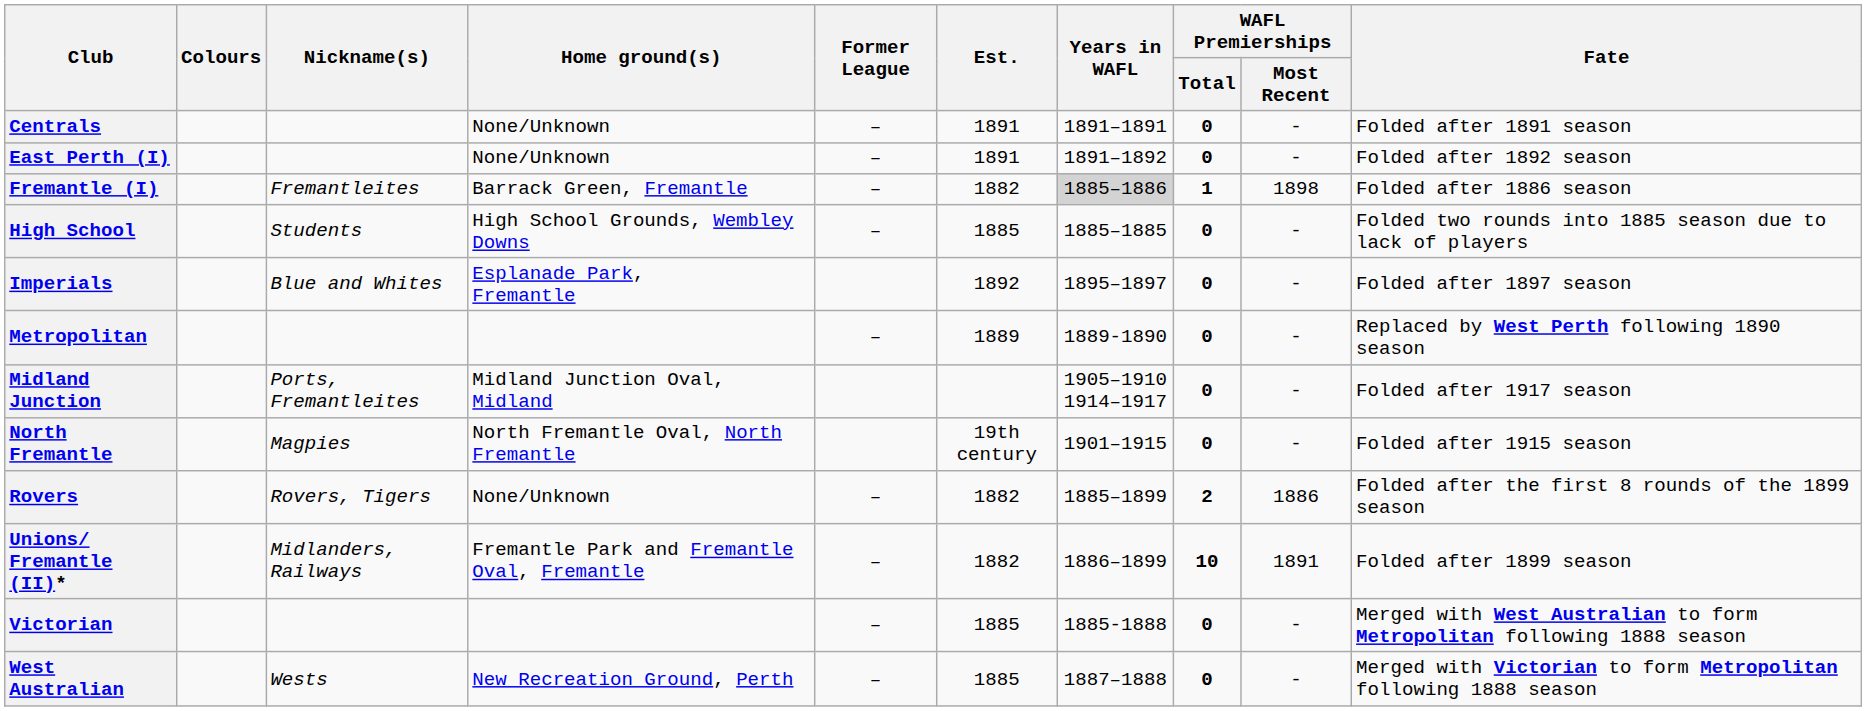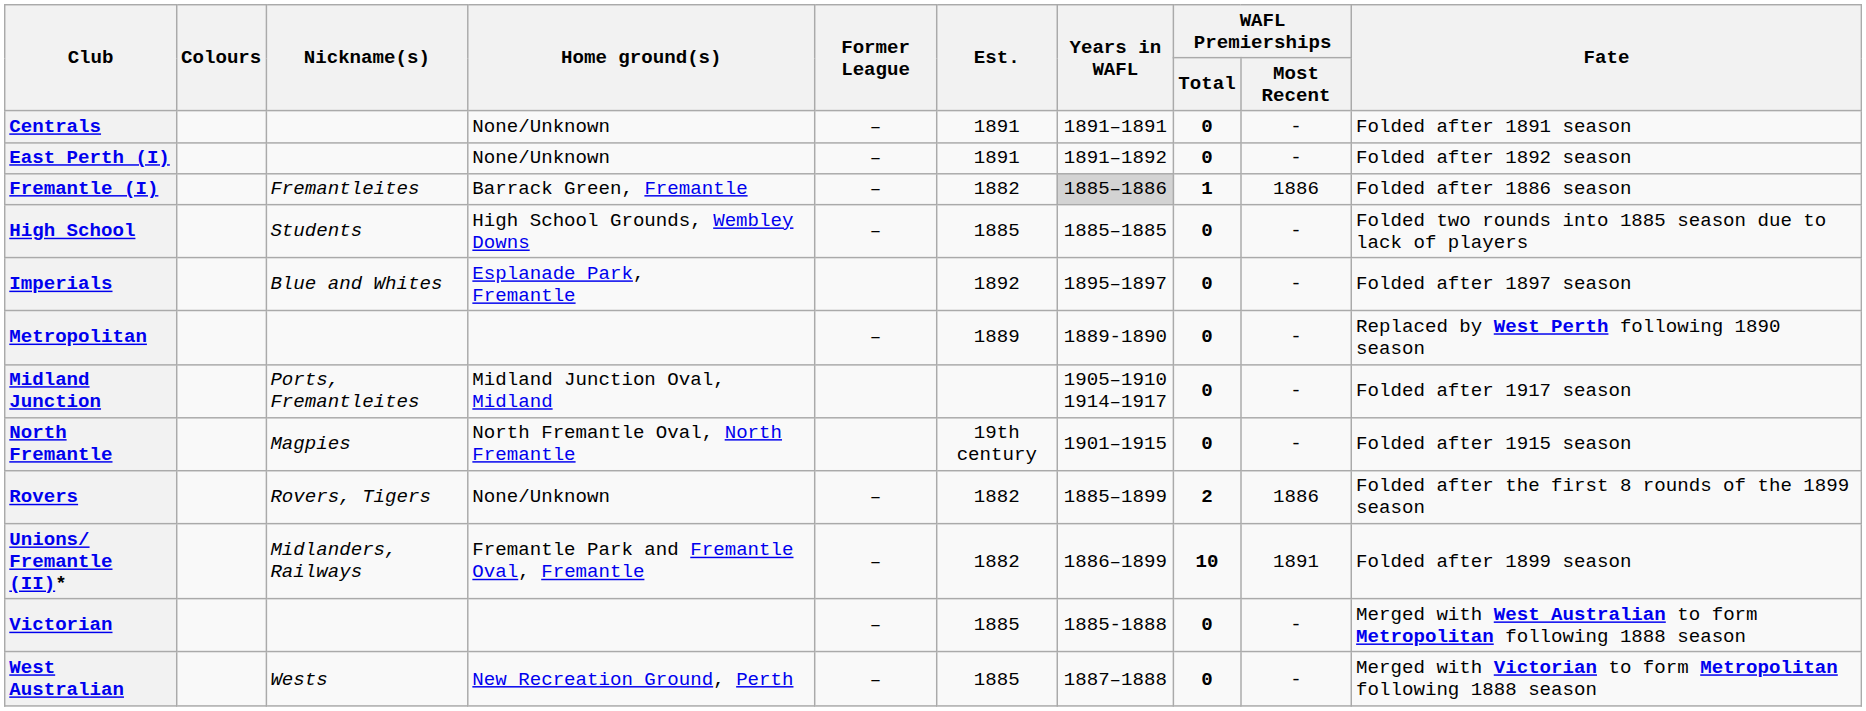(1296, 189) 1898 -> (1296, 189) 1886
